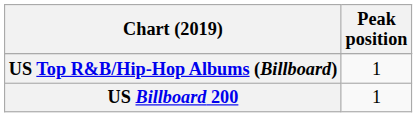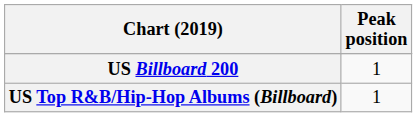rows swapped: (173, 97) <-> (173, 68)
